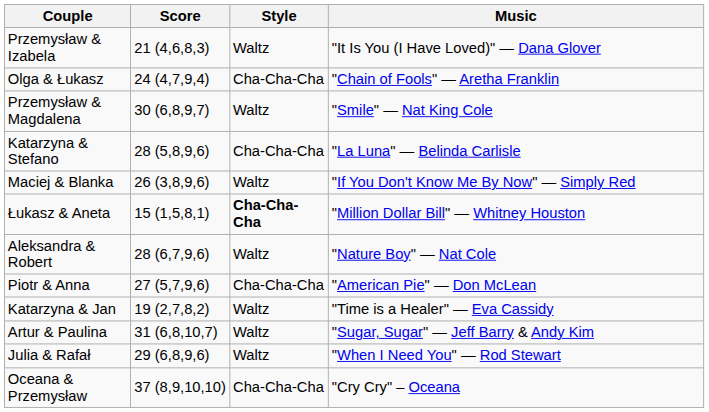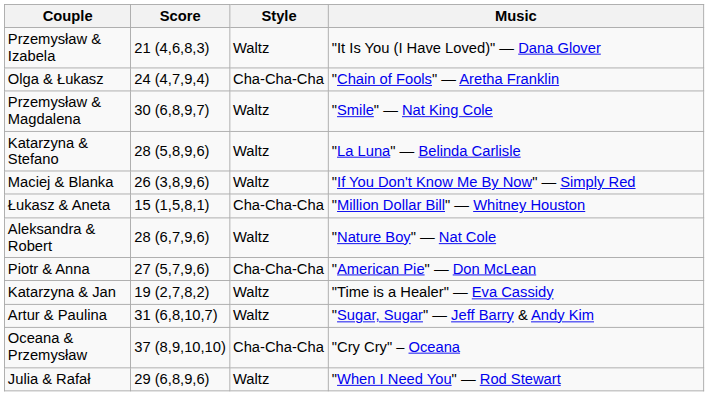(278, 150) Cha-Cha-Cha -> (251, 150) Waltz
(266, 214) bold -> (278, 205) normal
rows swapped: (49, 355) <-> (48, 387)
